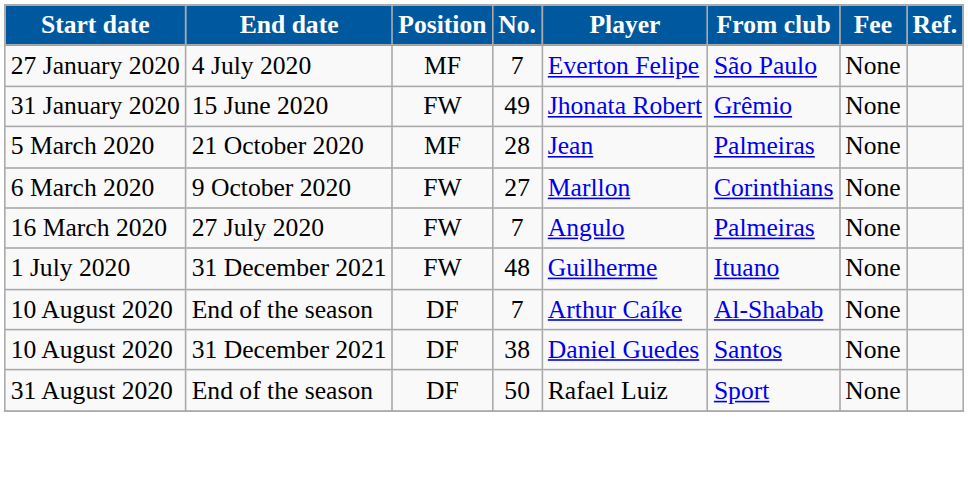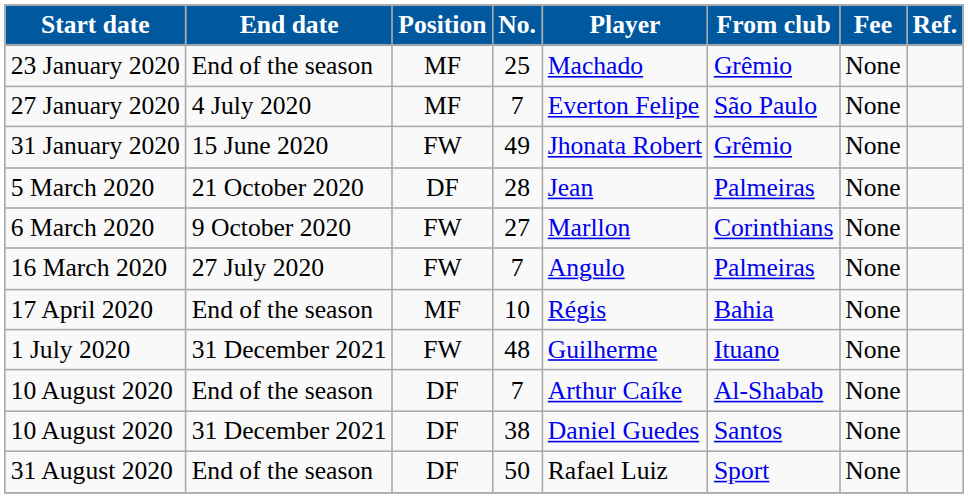+ row: (95, 65)
(442, 146) MF -> (442, 187) DF
+ row: (82, 308)
